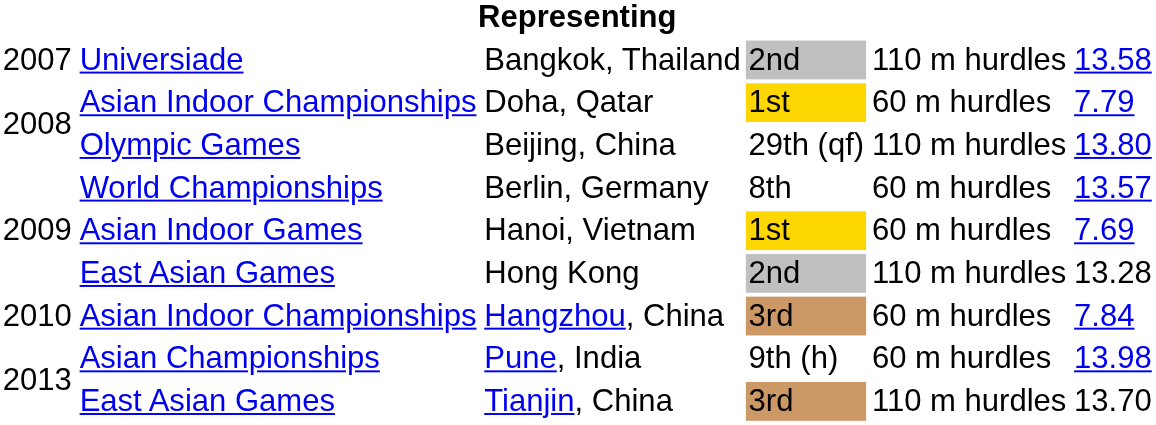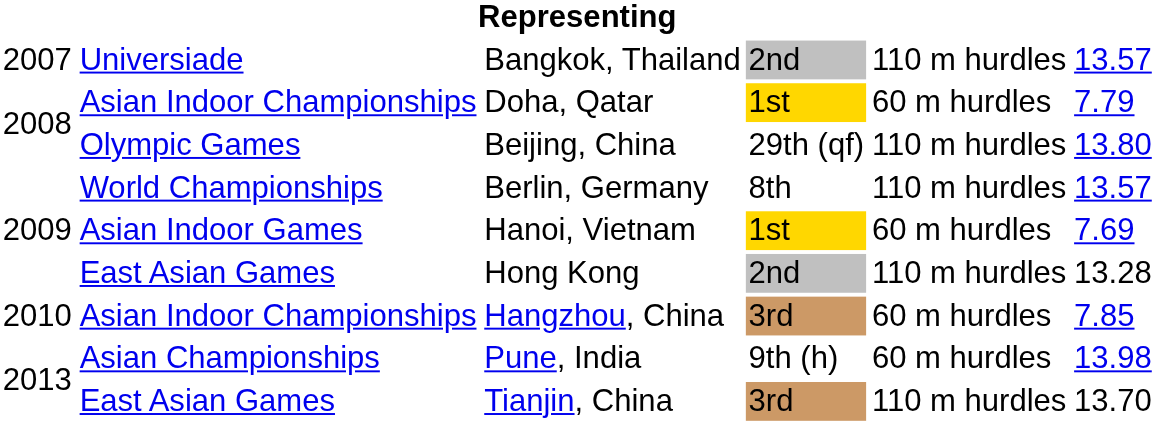(1113, 59) 13.58 -> (1113, 59) 13.57
(962, 187) 60 m hurdles -> (969, 187) 110 m hurdles
(1104, 315) 7.84 -> (1104, 315) 7.85
